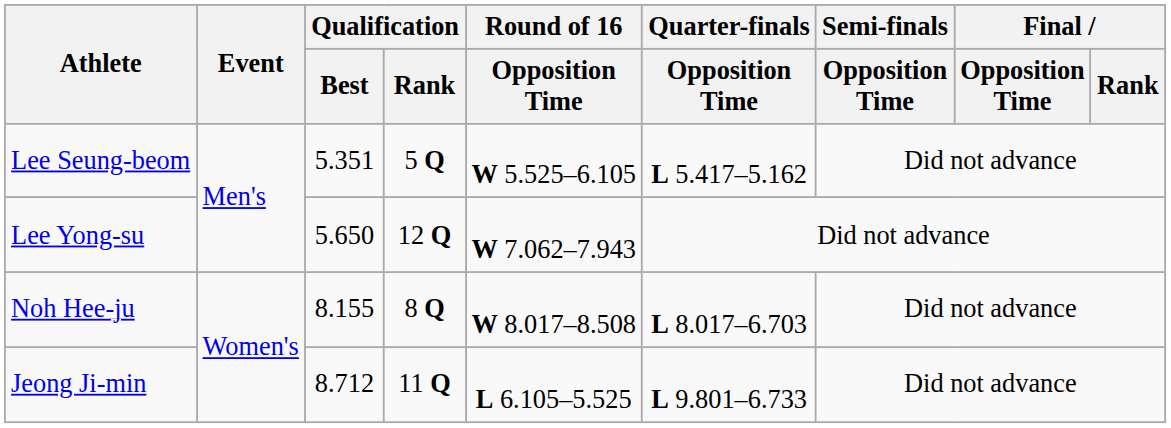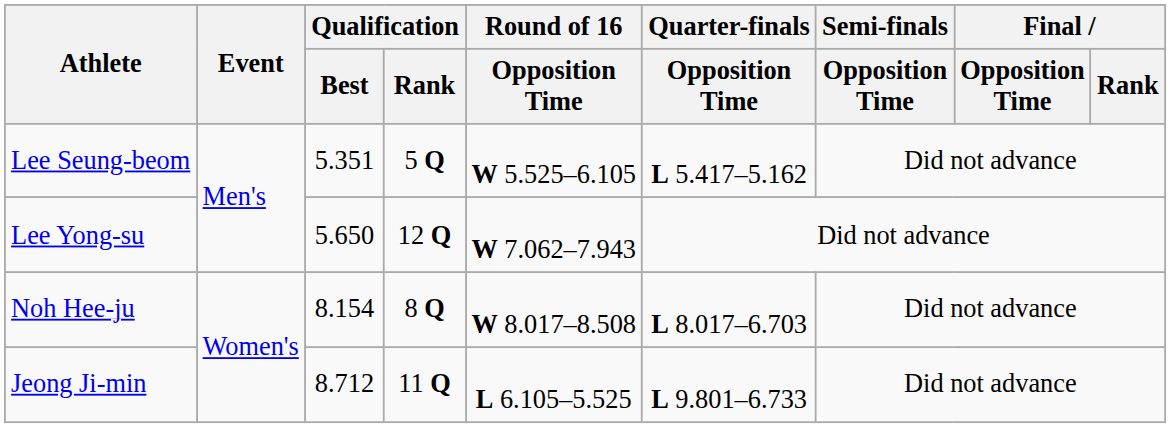(344, 309) 8.155 -> (344, 309) 8.154
